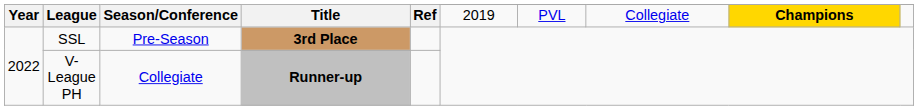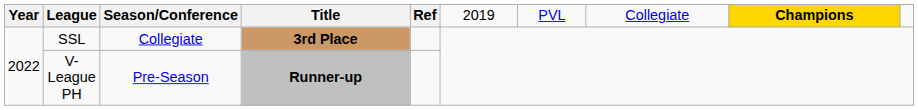(171, 38) Pre-Season -> (171, 38) Collegiate
(171, 77) Collegiate -> (171, 77) Pre-Season
